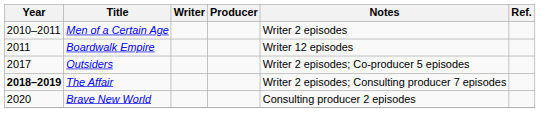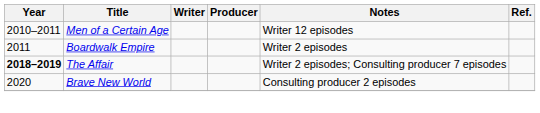(305, 30) Writer 2 episodes -> (308, 30) Writer 12 episodes
(308, 47) Writer 12 episodes -> (305, 47) Writer 2 episodes
- row: (90, 64)
